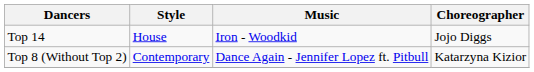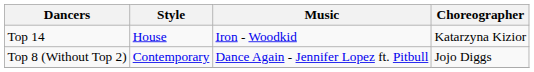(463, 36) Jojo Diggs -> (480, 36) Katarzyna Kizior
(480, 57) Katarzyna Kizior -> (463, 57) Jojo Diggs
